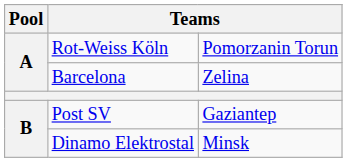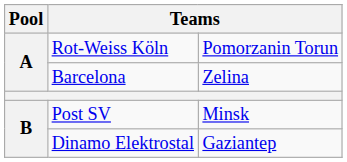(239, 114) Gaziantep -> (226, 114) Minsk
(226, 143) Minsk -> (239, 143) Gaziantep
